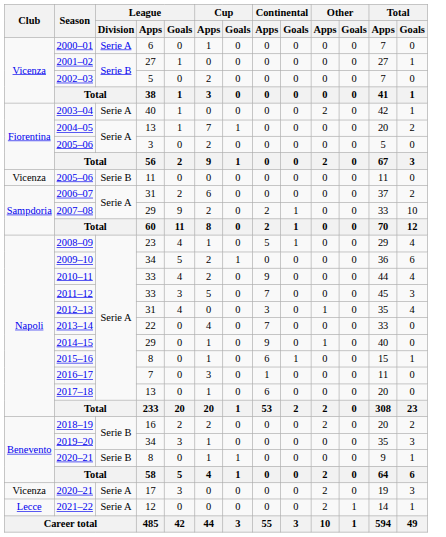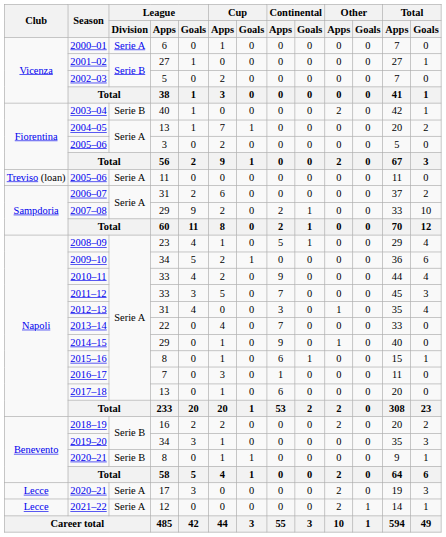(116, 111) Serie A -> (130, 111) Serie B
(29, 177) Vicenza -> (36, 177) Treviso (loan)
(116, 177) Serie B -> (130, 177) Serie A
(29, 491) Vicenza -> (36, 491) Lecce
